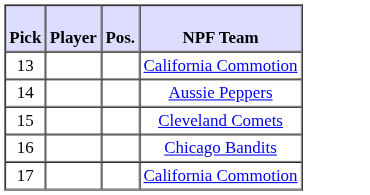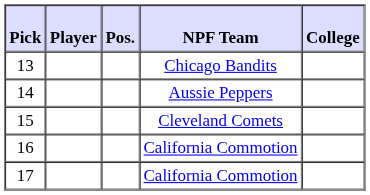+ column: (333, 37)
(221, 65) California Commotion -> (221, 65) Chicago Bandits
(221, 148) Chicago Bandits -> (221, 148) California Commotion
